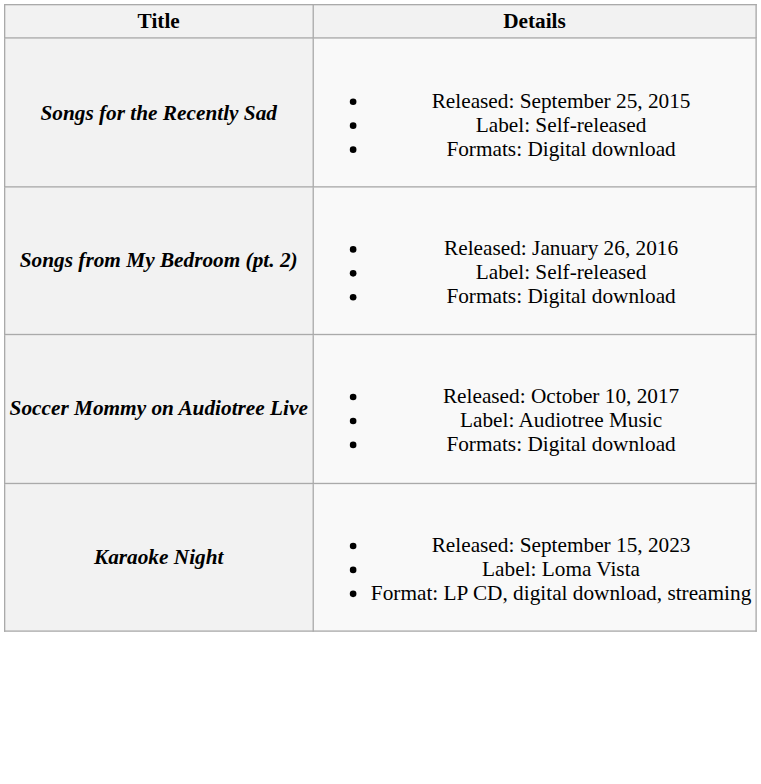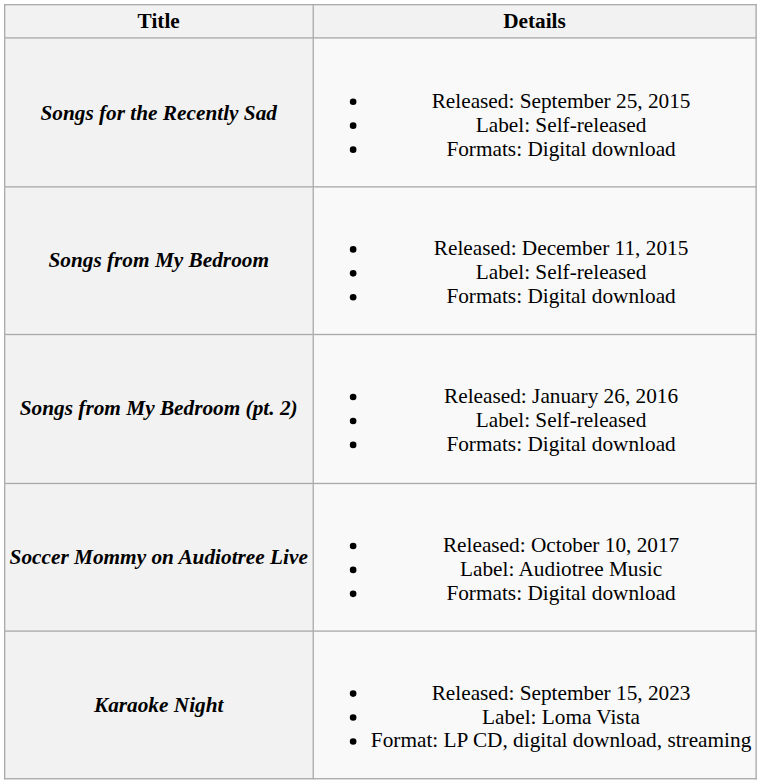+ row: (159, 260)
